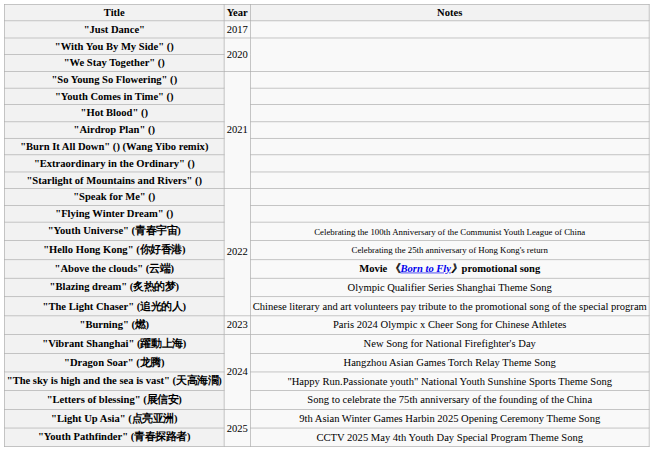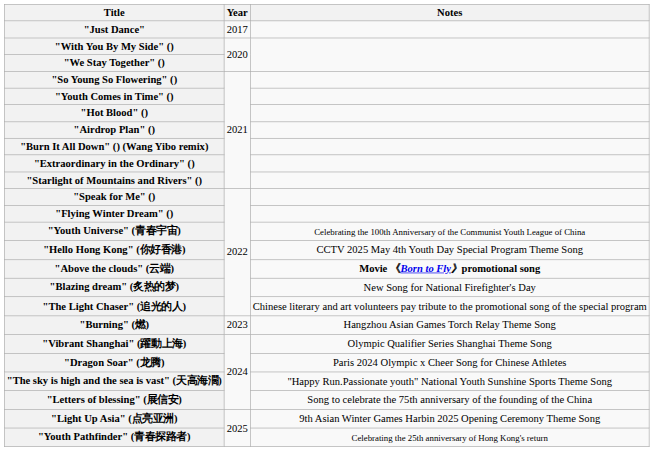(450, 250) Celebrating the 25th anniversary of Hong Kong's return -> (450, 250) CCTV 2025 May 4th Youth Day Special Program Theme Song
(450, 287) Olympic Qualifier Series Shanghai Theme Song -> (450, 287) New Song for National Firefighter's Day
(450, 325) Paris 2024 Olympic x Cheer Song for Chinese Athletes -> (450, 325) Hangzhou Asian Games Torch Relay Theme Song
(450, 343) New Song for National Firefighter's Day -> (450, 343) Olympic Qualifier Series Shanghai Theme Song
(450, 362) Hangzhou Asian Games Torch Relay Theme Song -> (450, 362) Paris 2024 Olympic x Cheer Song for Chinese Athletes
(450, 437) CCTV 2025 May 4th Youth Day Special Program Theme Song -> (450, 438) Celebrating the 25th anniversary of Hong Kong's return
